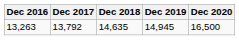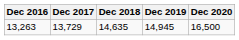(67, 27) 13,792 -> (67, 27) 13,729
